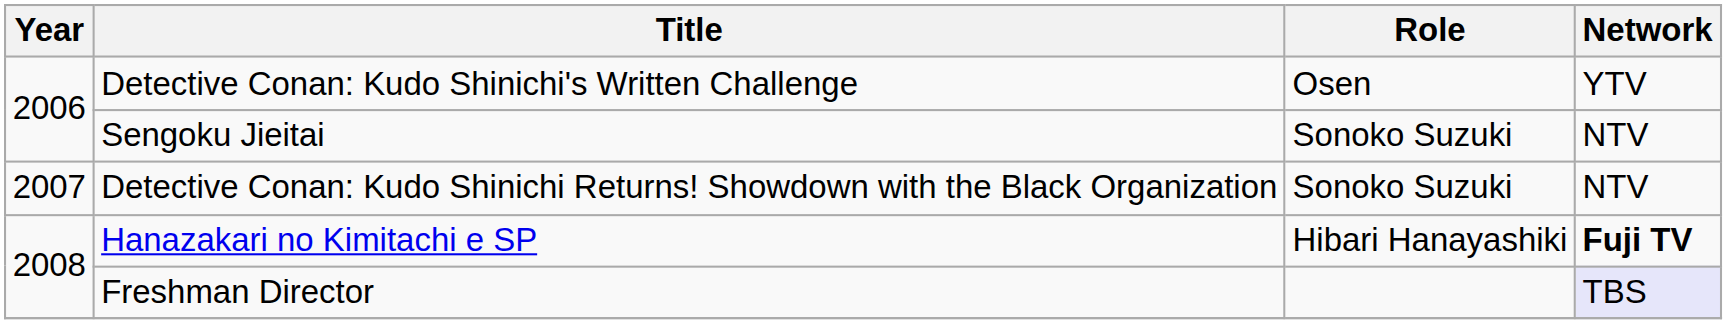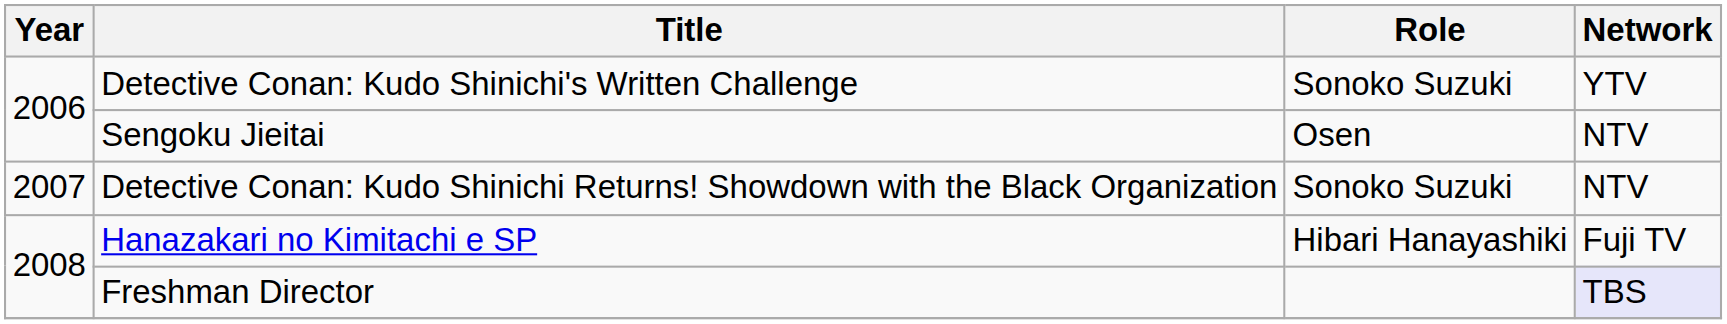(1332, 82) Osen -> (1402, 82) Sonoko Suzuki
(1402, 135) Sonoko Suzuki -> (1332, 135) Osen
(1637, 239) bold -> (1634, 239) normal
